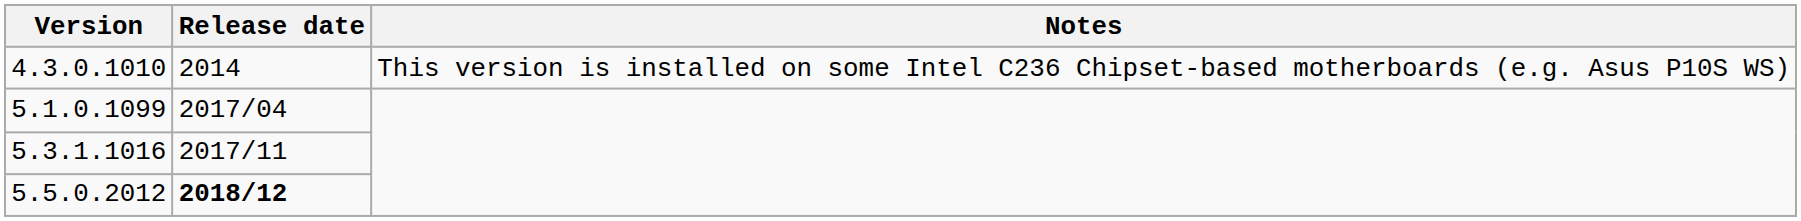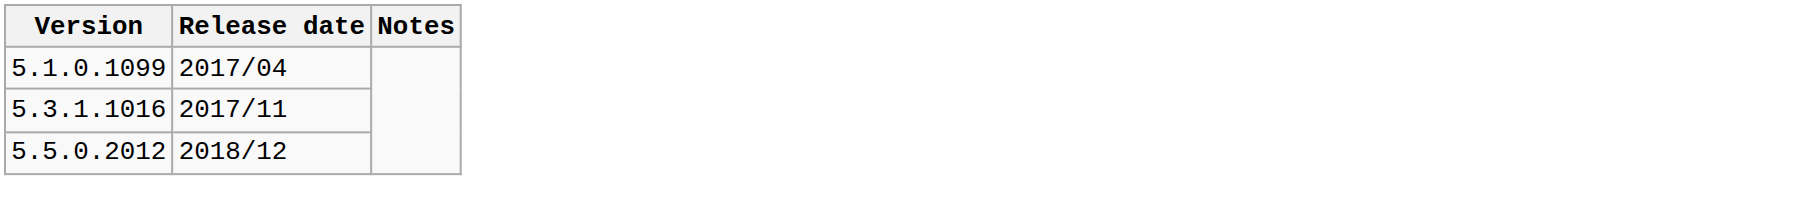- row: (89, 68)
(233, 195) bold -> (233, 153) normal
